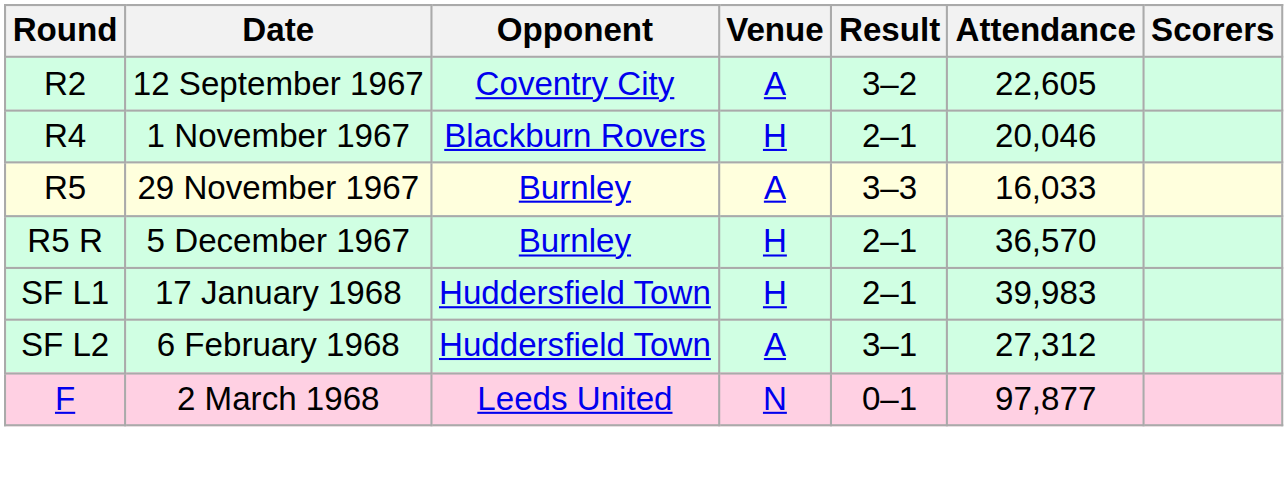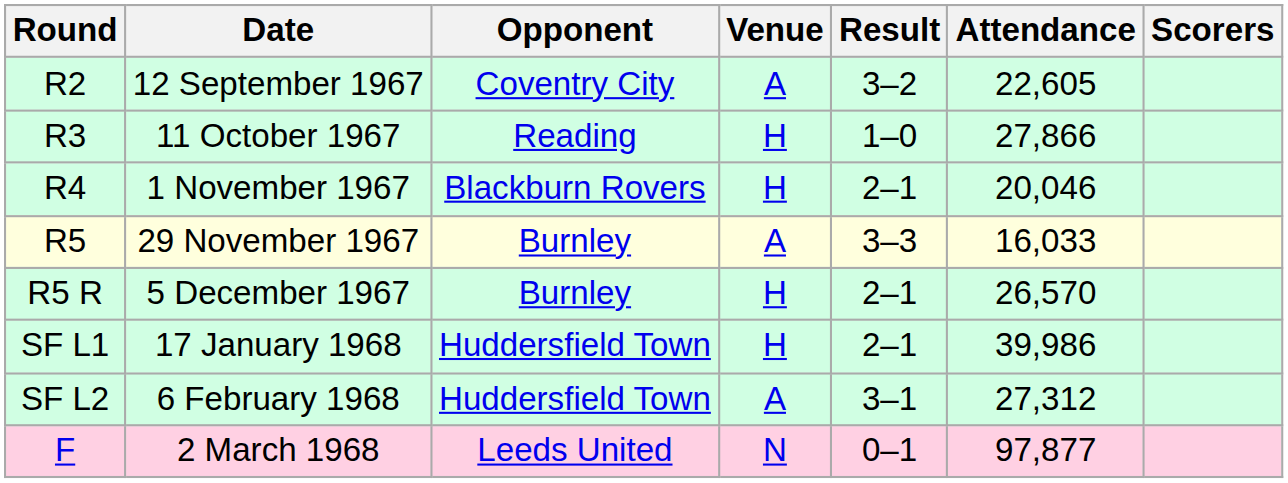+ row: (278, 135)
(1046, 240) 36,570 -> (1046, 293) 26,570
(1046, 293) 39,983 -> (1046, 345) 39,986
